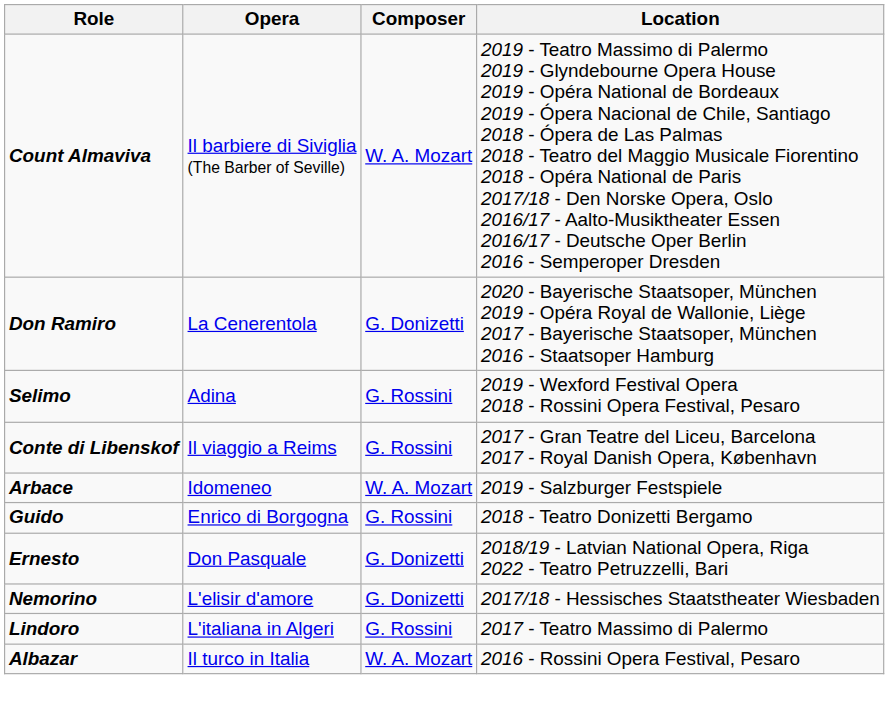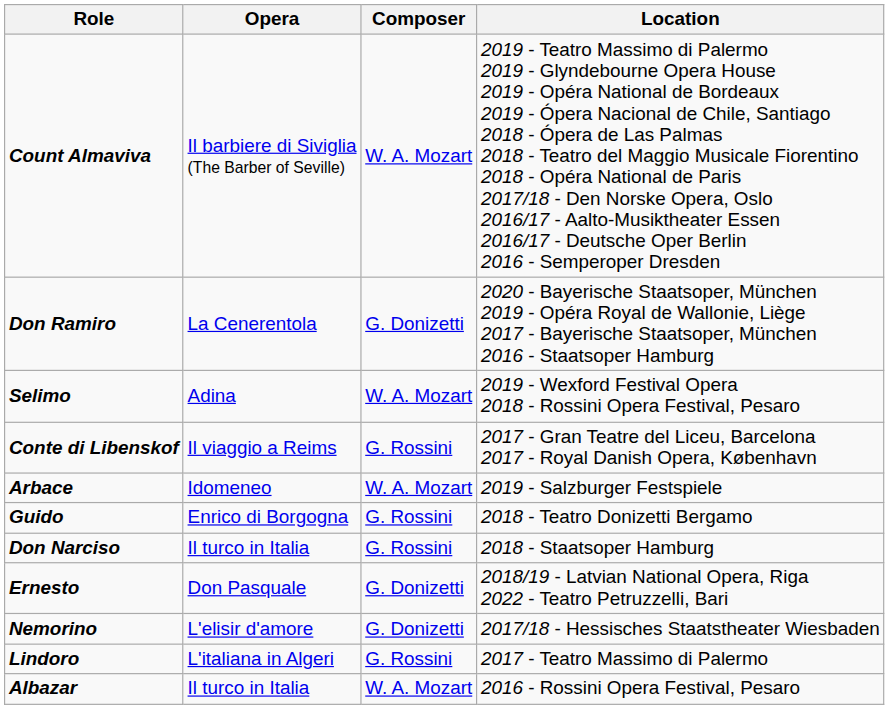(409, 396) G. Rossini -> (419, 396) W. A. Mozart
+ row: (65, 547)
